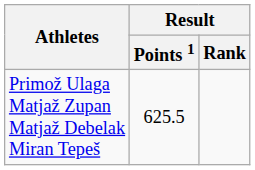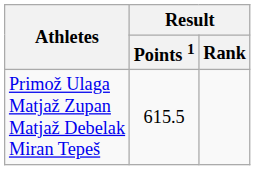(164, 117) 625.5 -> (164, 117) 615.5
